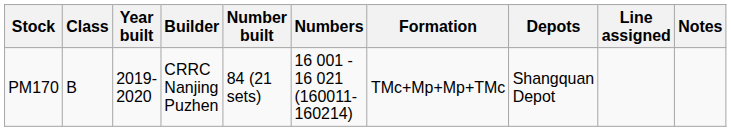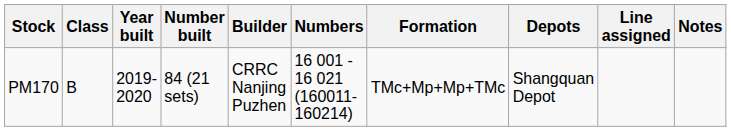columns swapped: (192, 26) <-> (257, 26)
